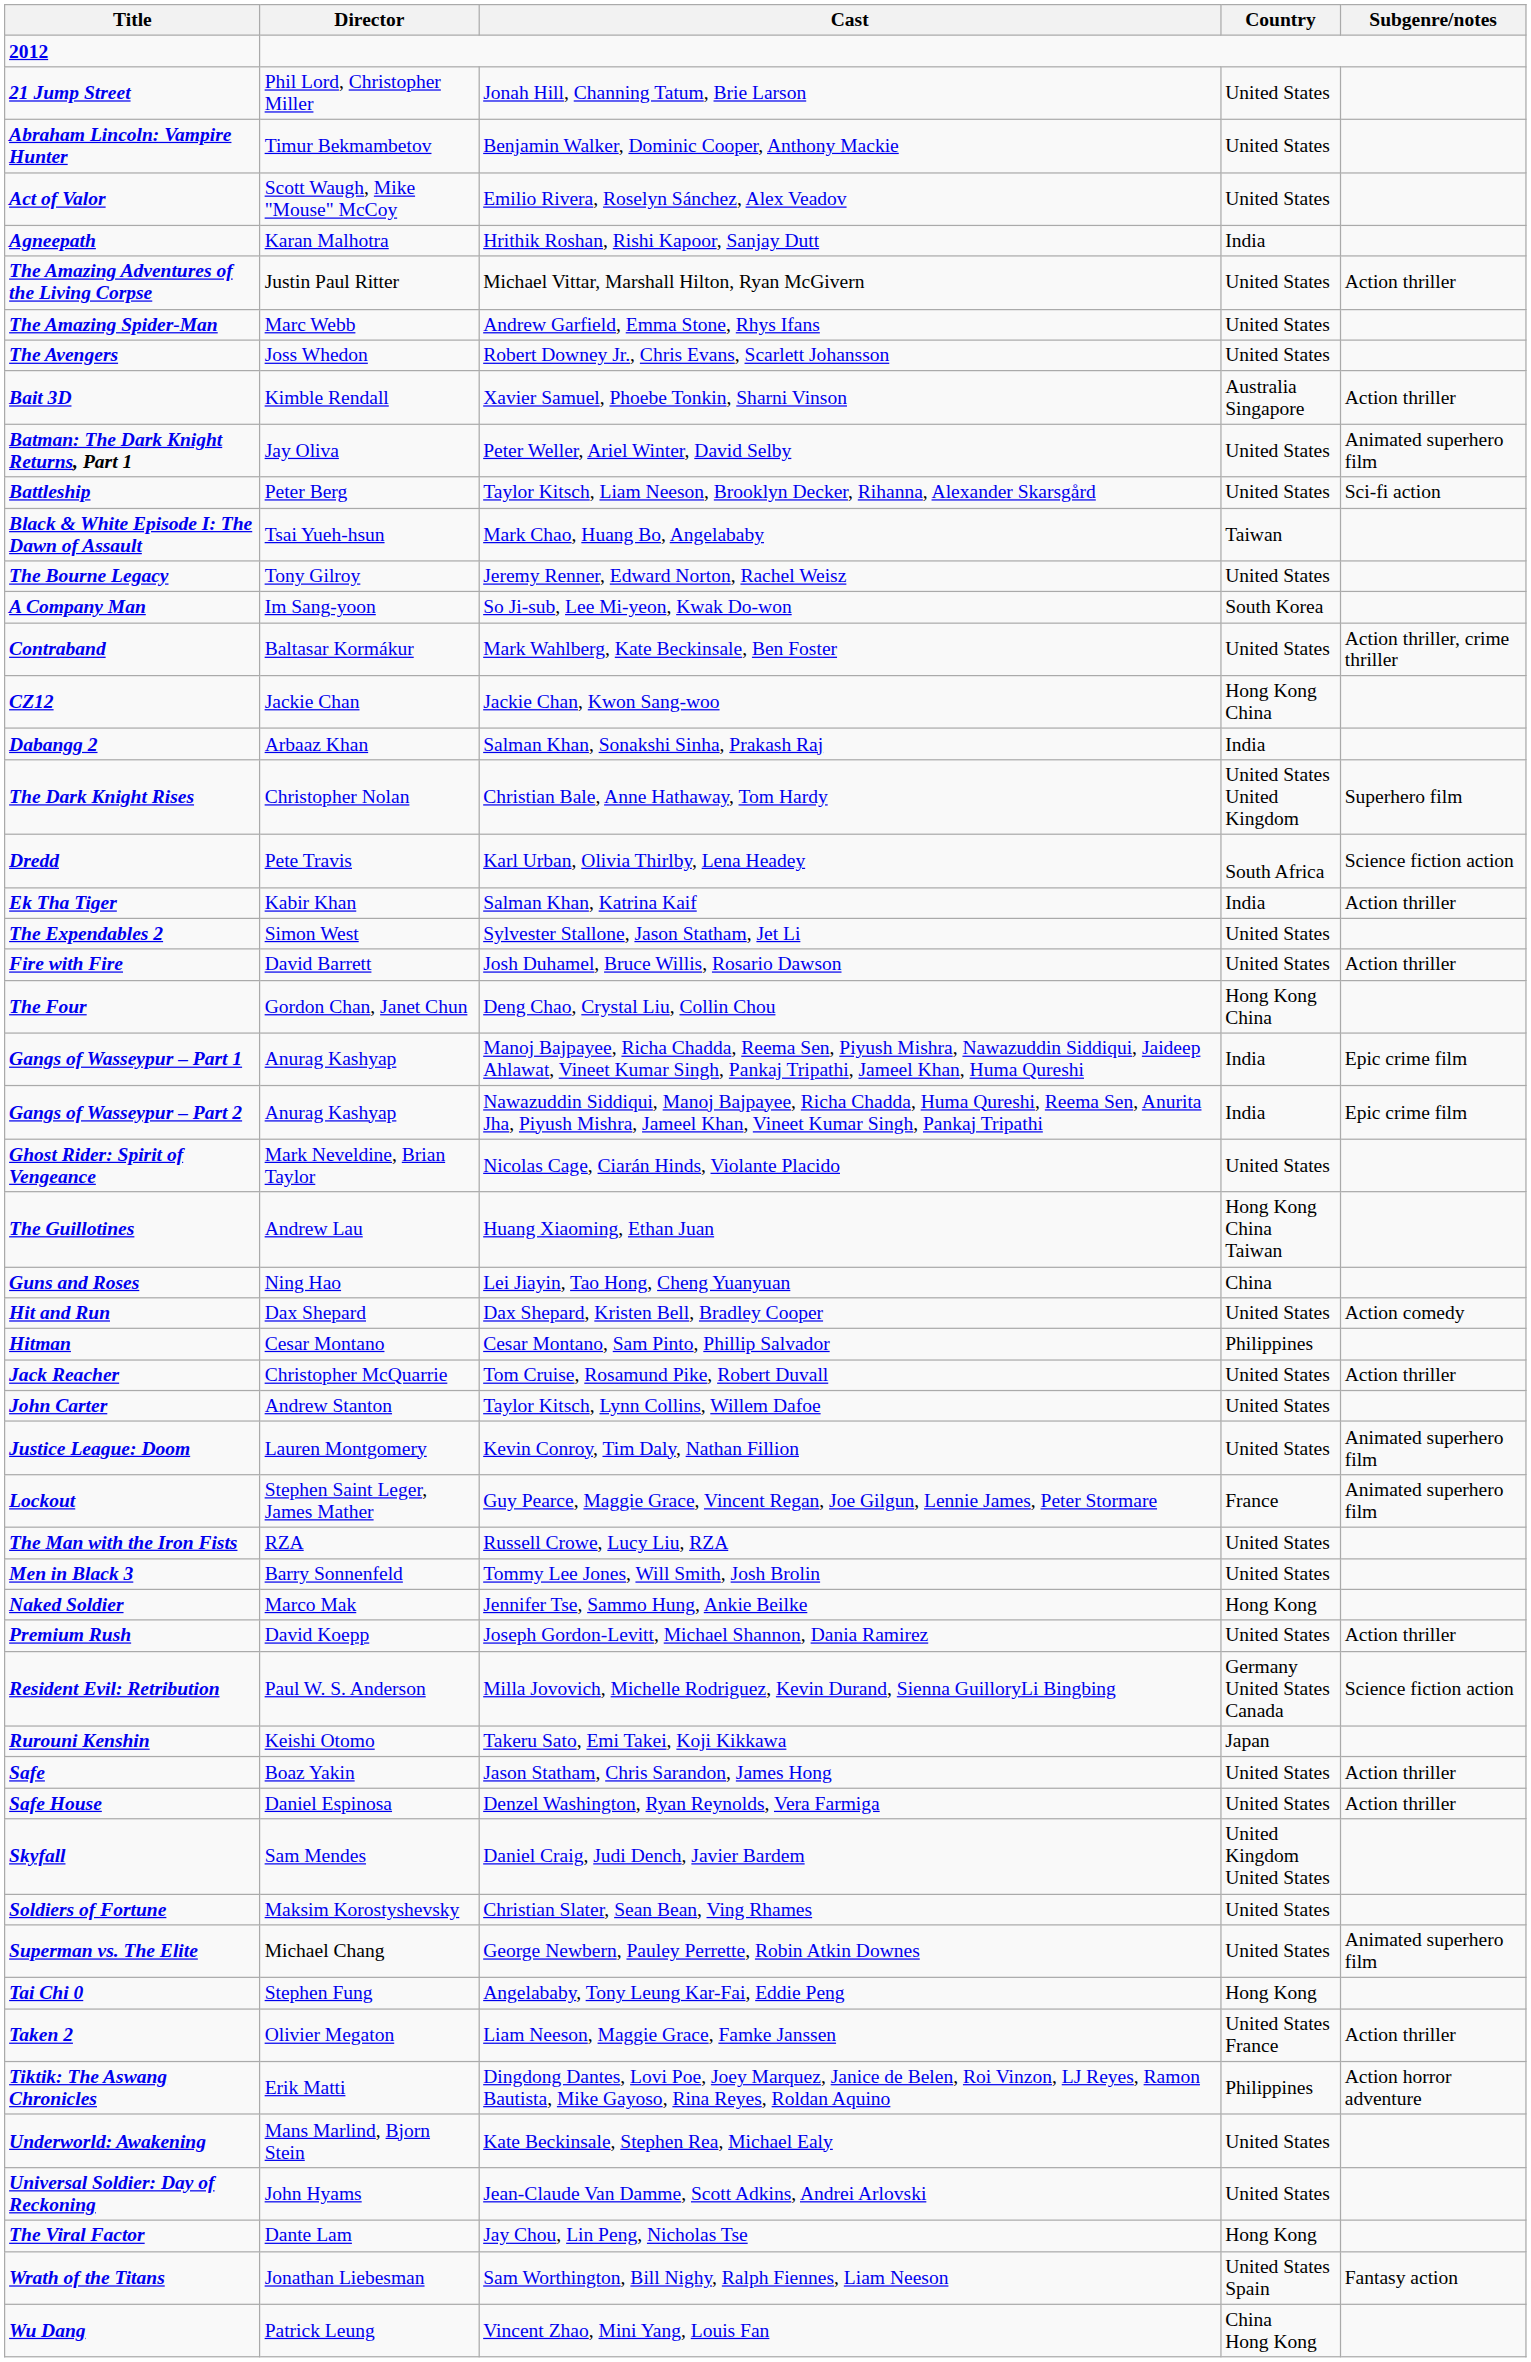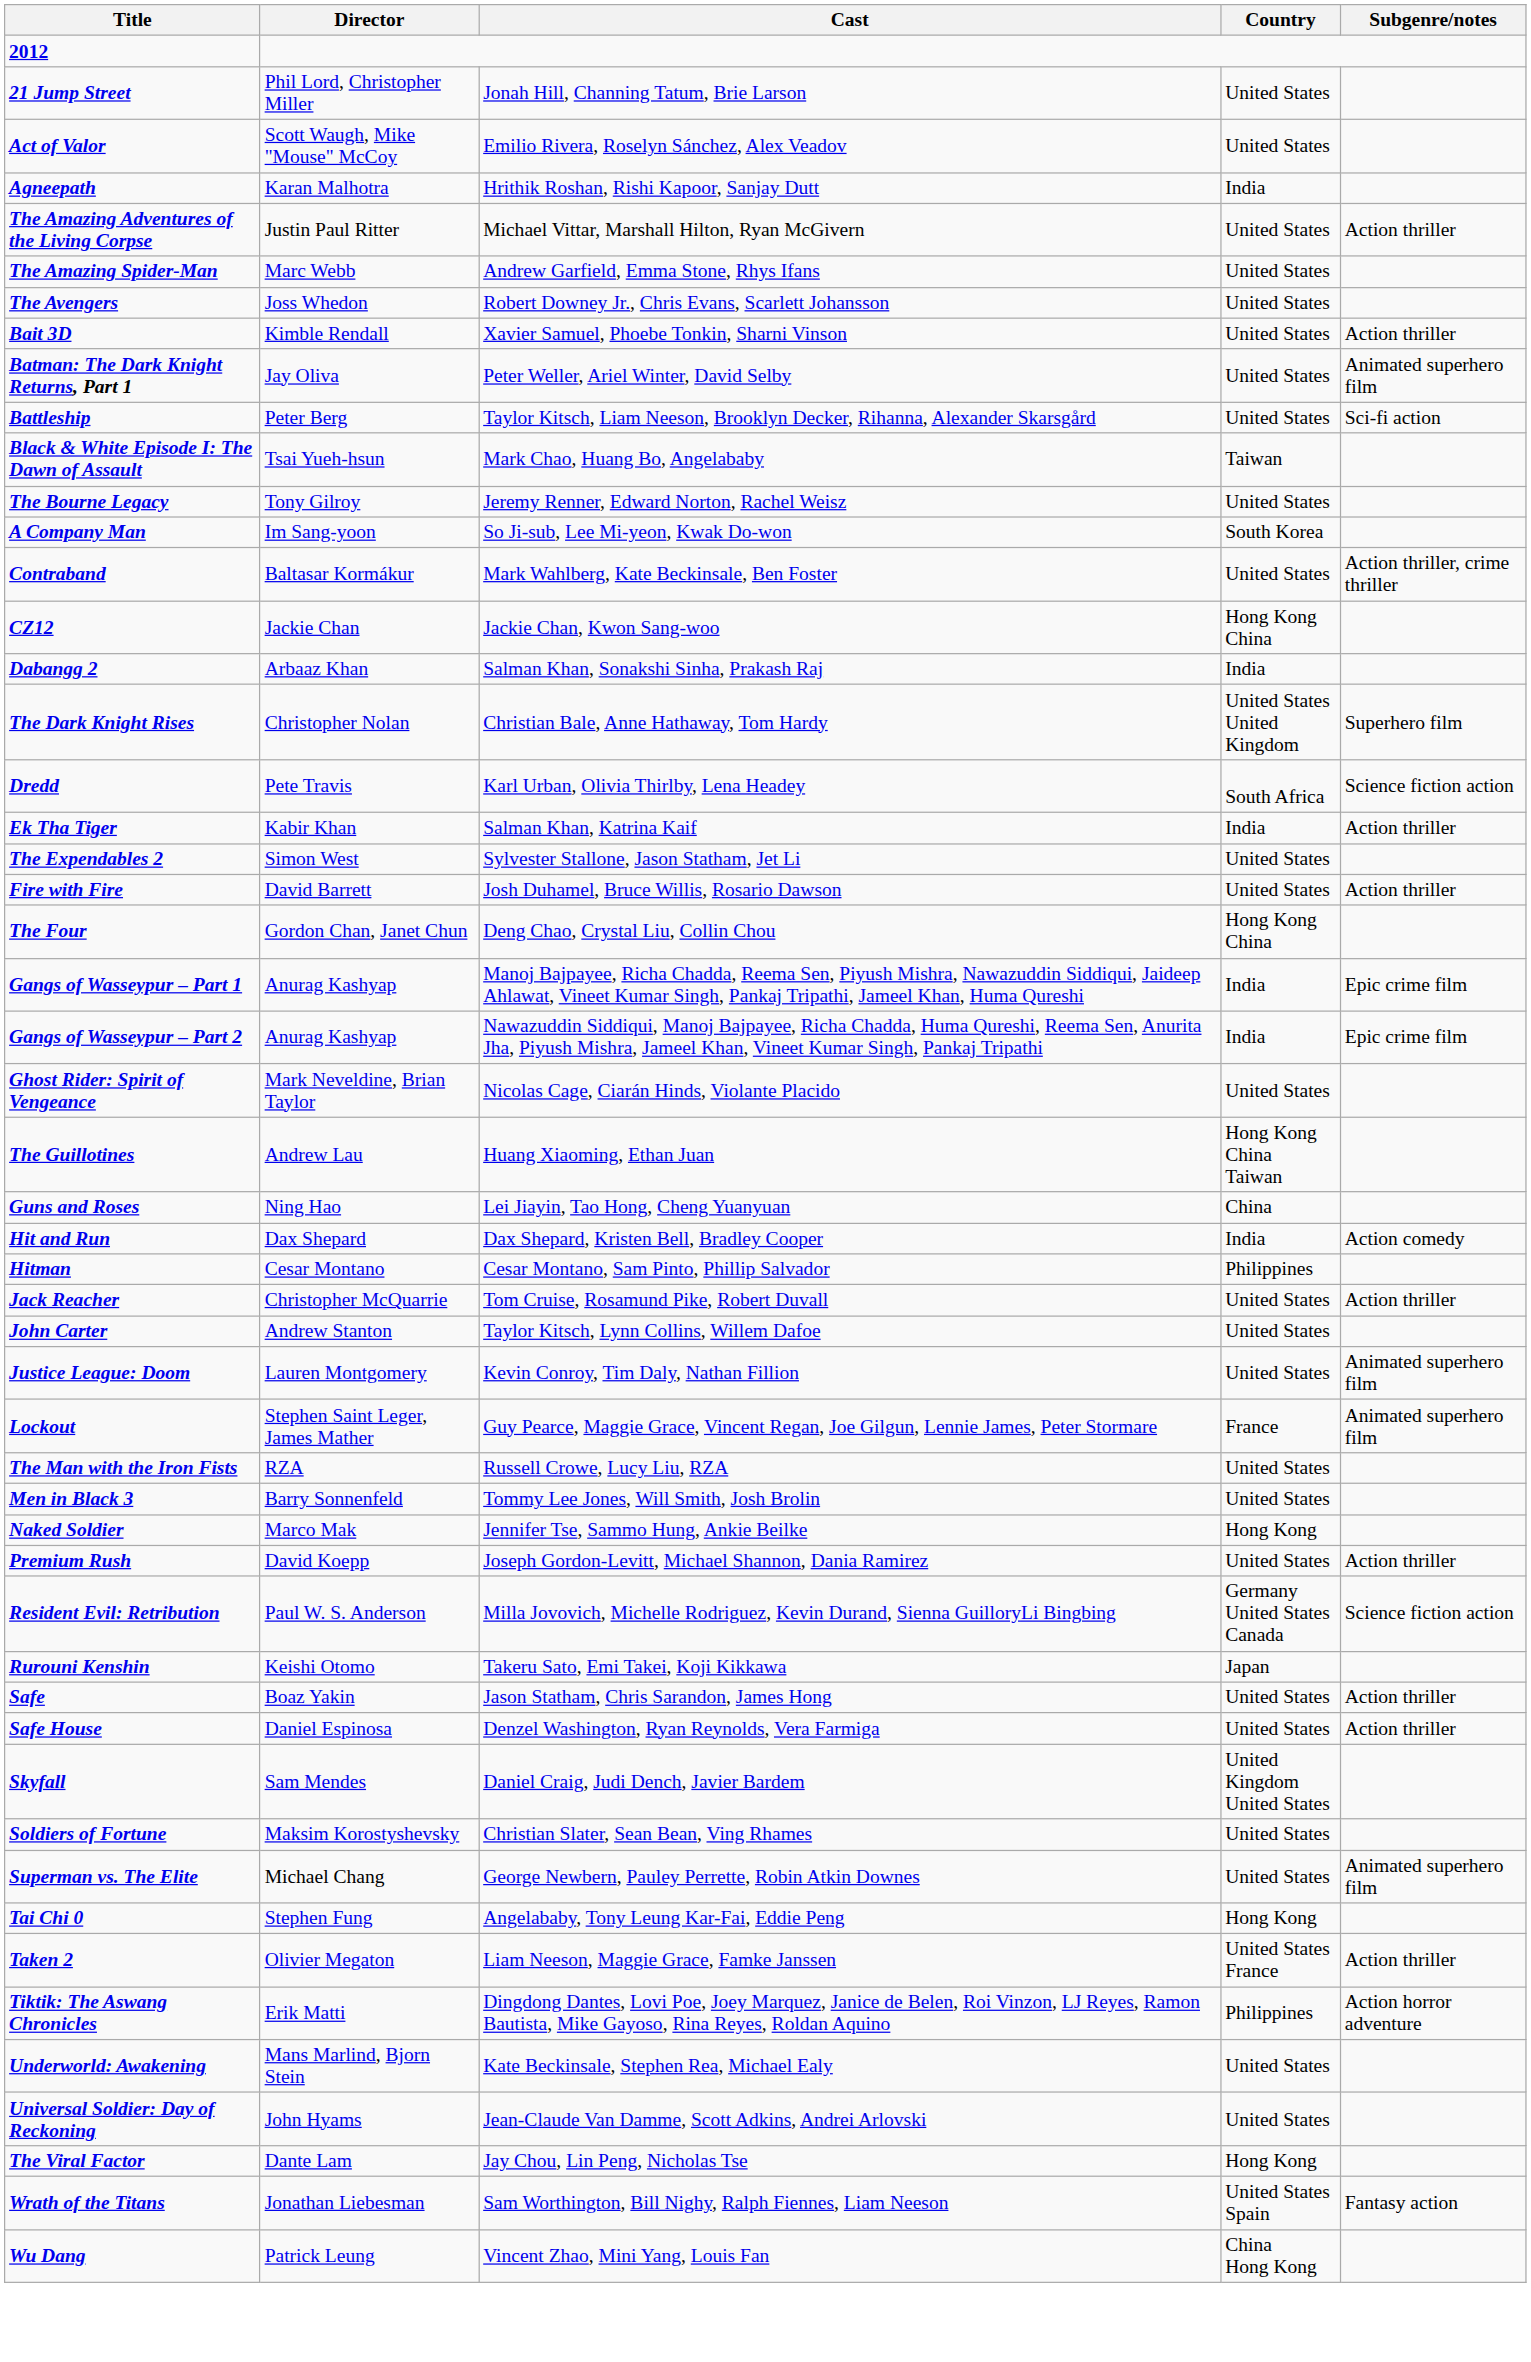- row: (120, 145)
(1265, 397) Australia Singapore -> (1277, 333) United States
(1277, 1313) United States -> (1245, 1238) India
